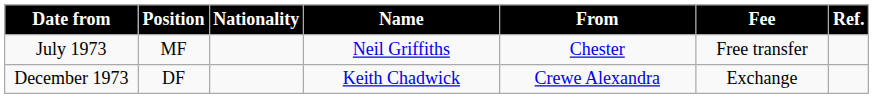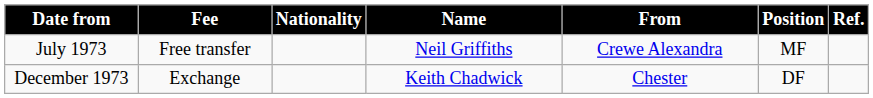columns swapped: (174, 19) <-> (762, 19)
(597, 49) Chester -> (660, 49) Crewe Alexandra
(597, 79) Crewe Alexandra -> (660, 79) Chester
